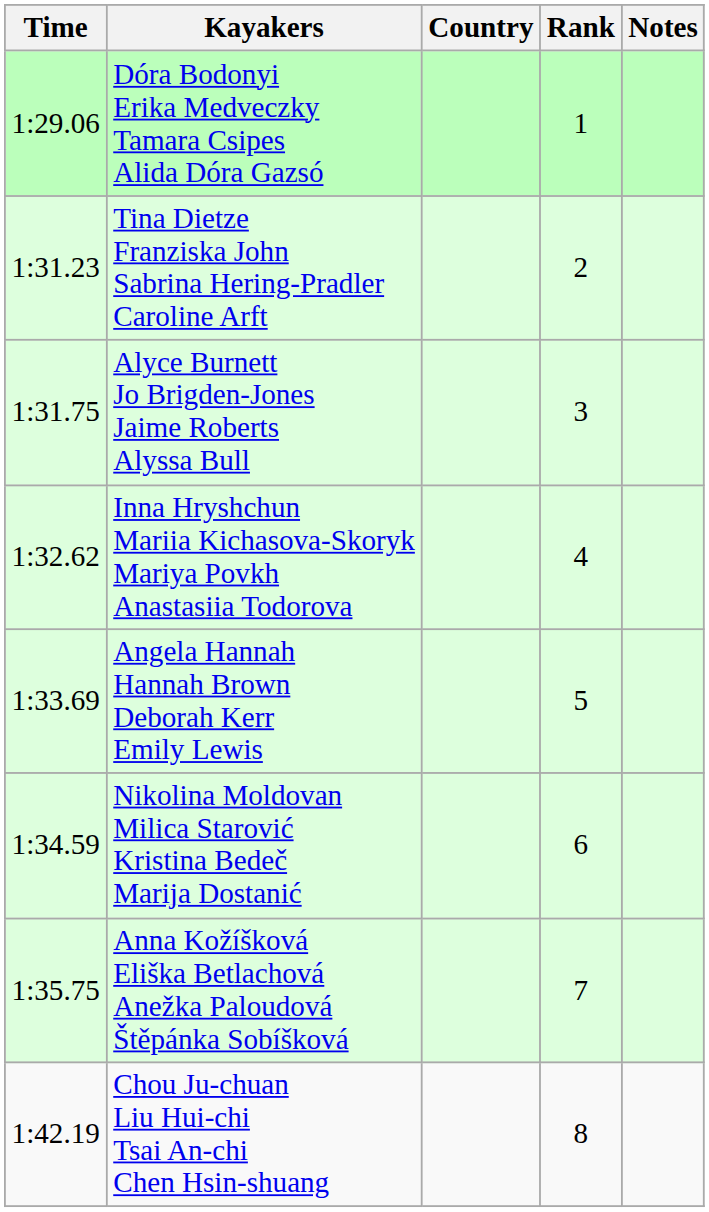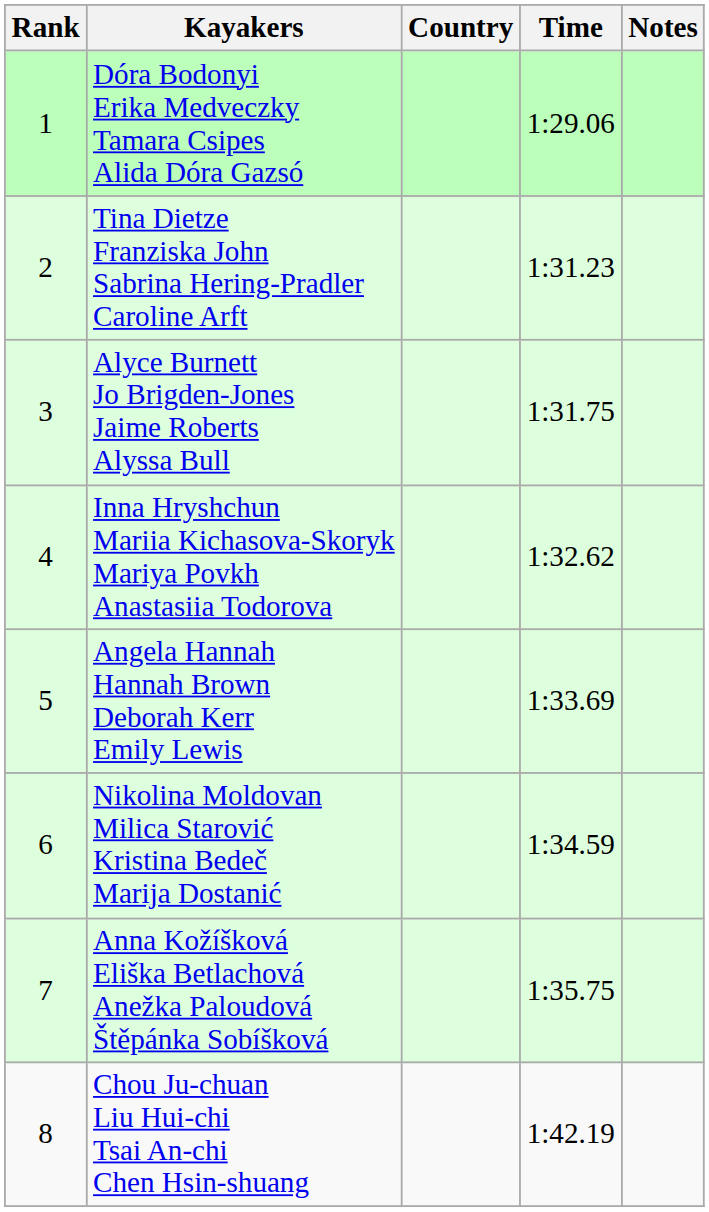columns swapped: (581, 27) <-> (56, 27)
